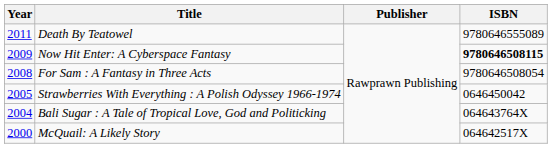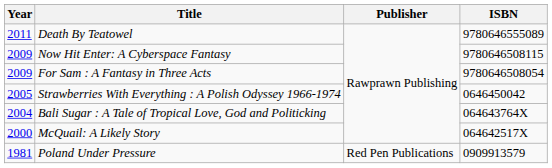(503, 53) bold -> (503, 53) normal
(20, 73) 2008 -> (20, 73) 2009
+ row: (97, 152)
